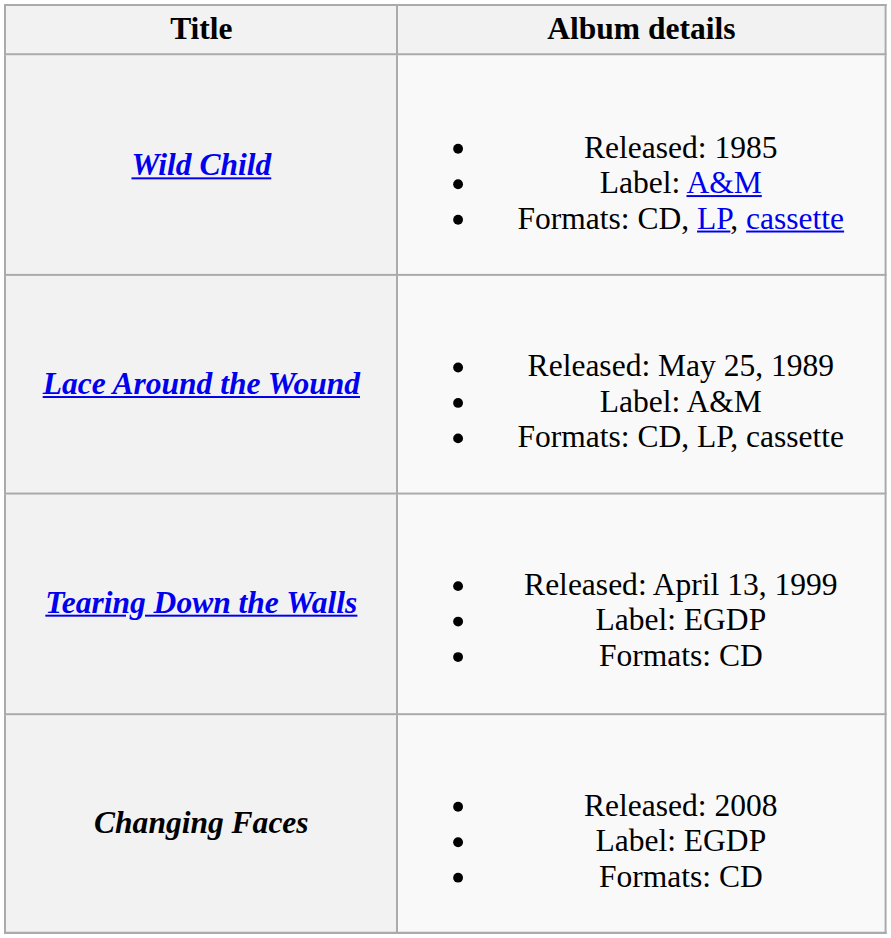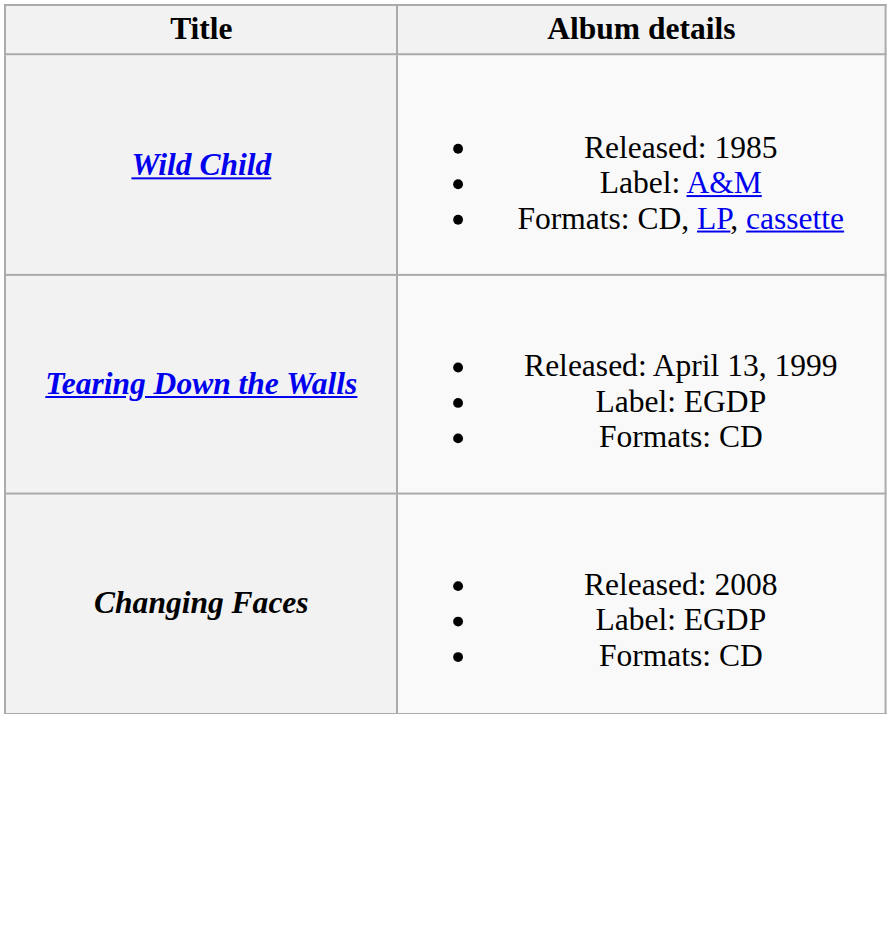- row: (201, 383)
